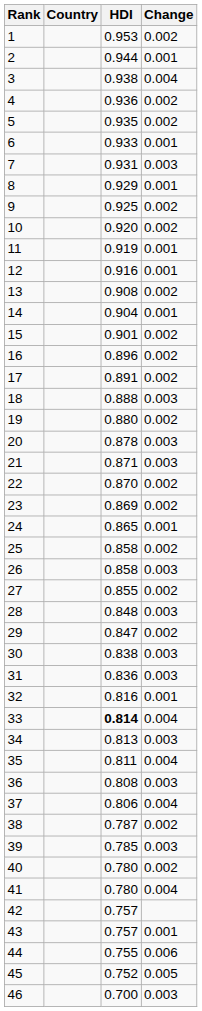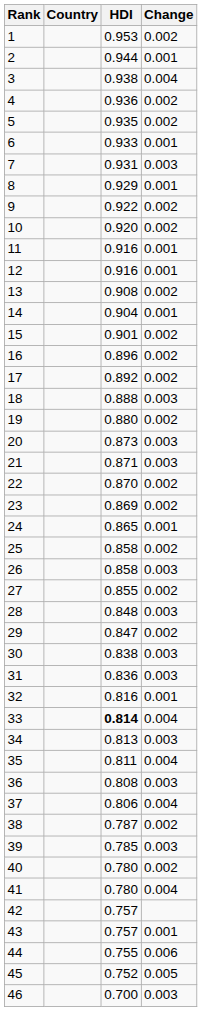(121, 206) 0.925 -> (121, 206) 0.922
(121, 249) 0.919 -> (121, 249) 0.916
(121, 377) 0.891 -> (121, 377) 0.892
(121, 441) 0.878 -> (121, 441) 0.873
